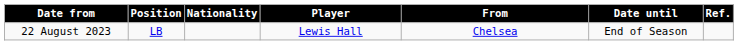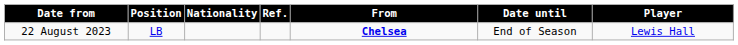columns swapped: (331, 13) <-> (718, 13)
(495, 31) normal -> (384, 31) bold
